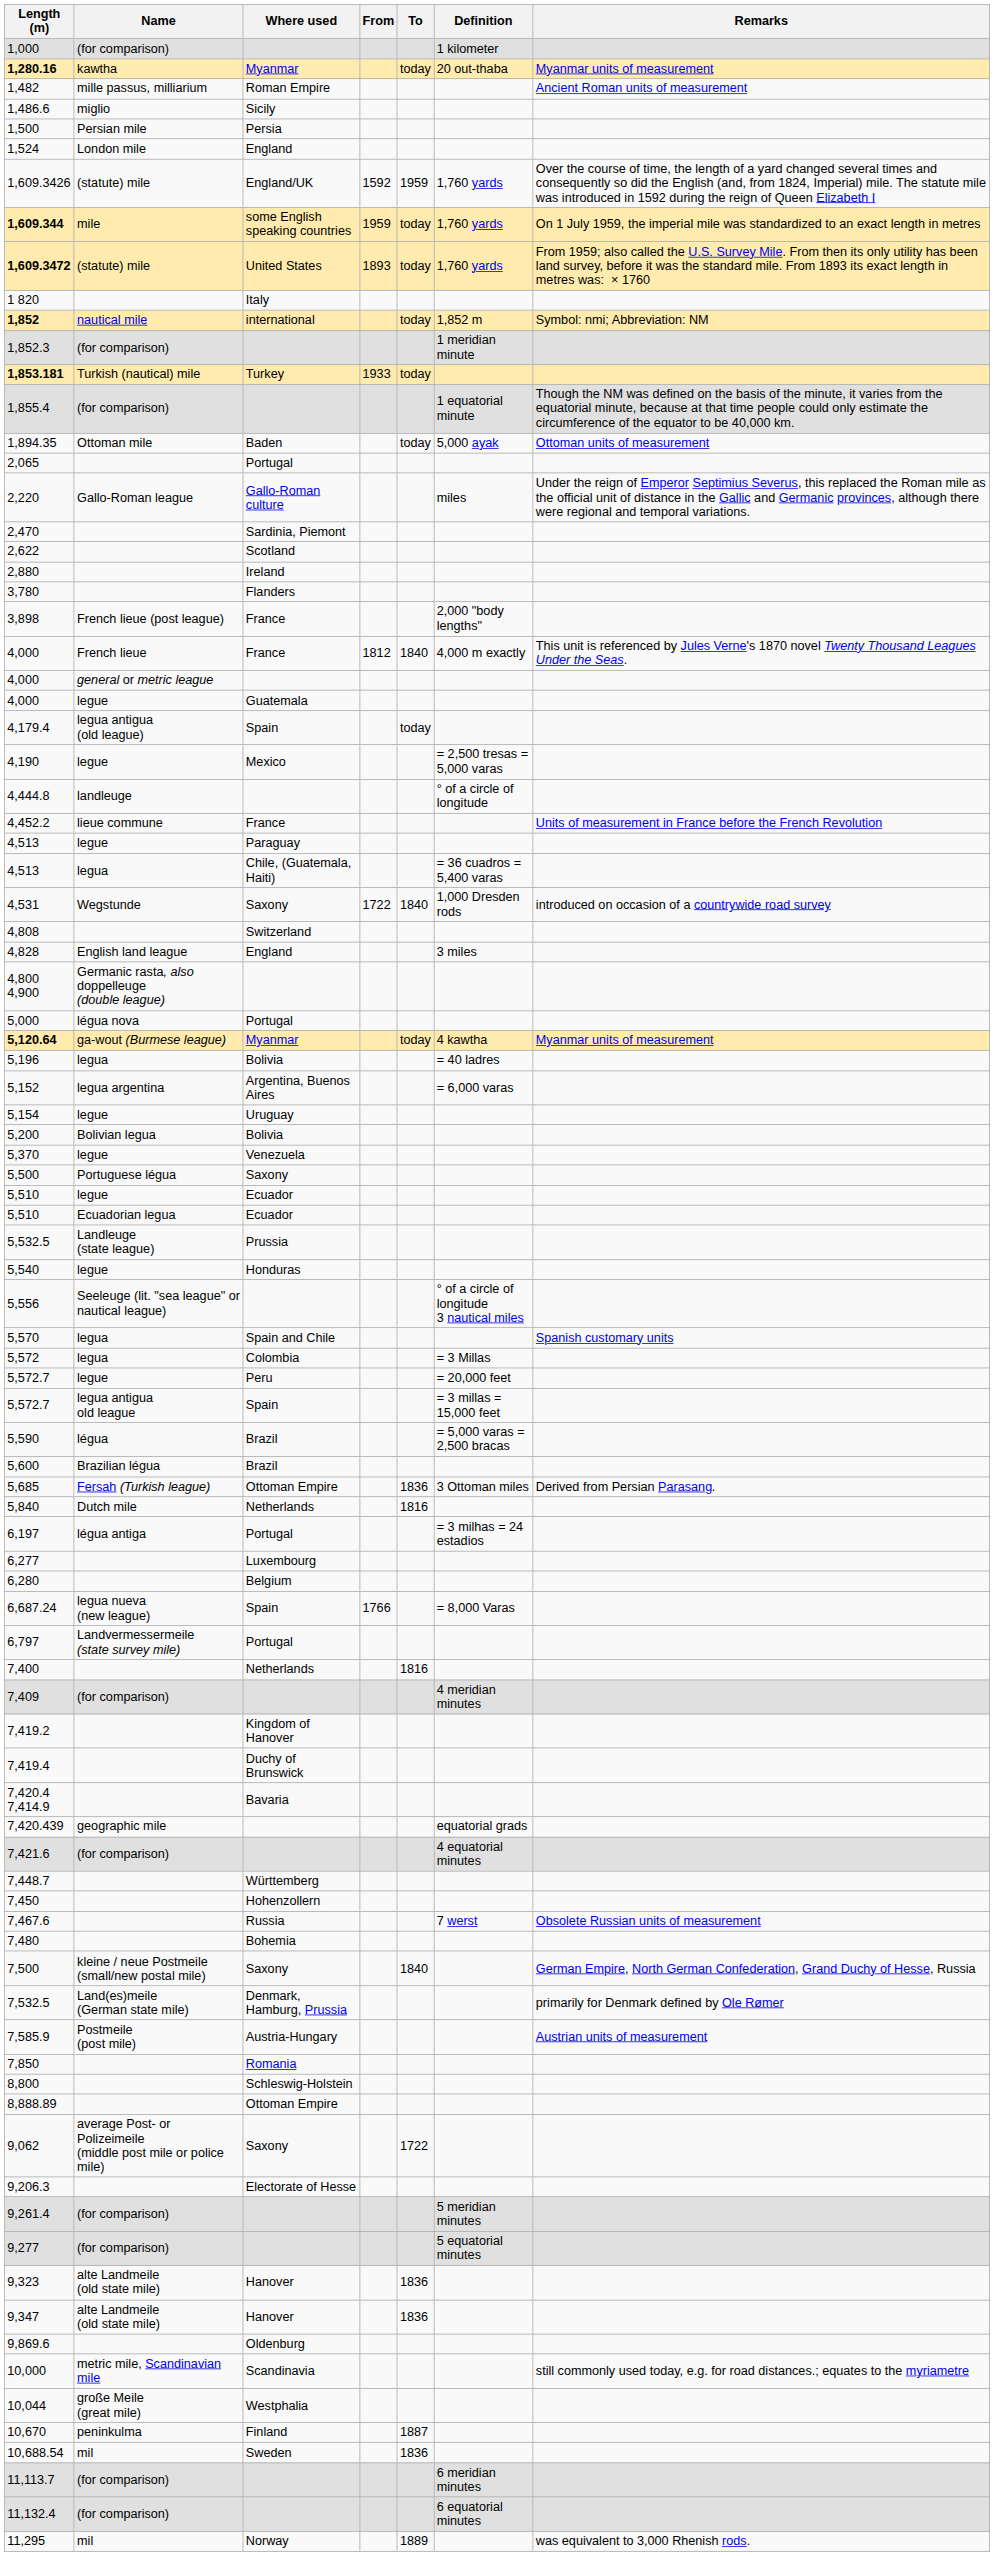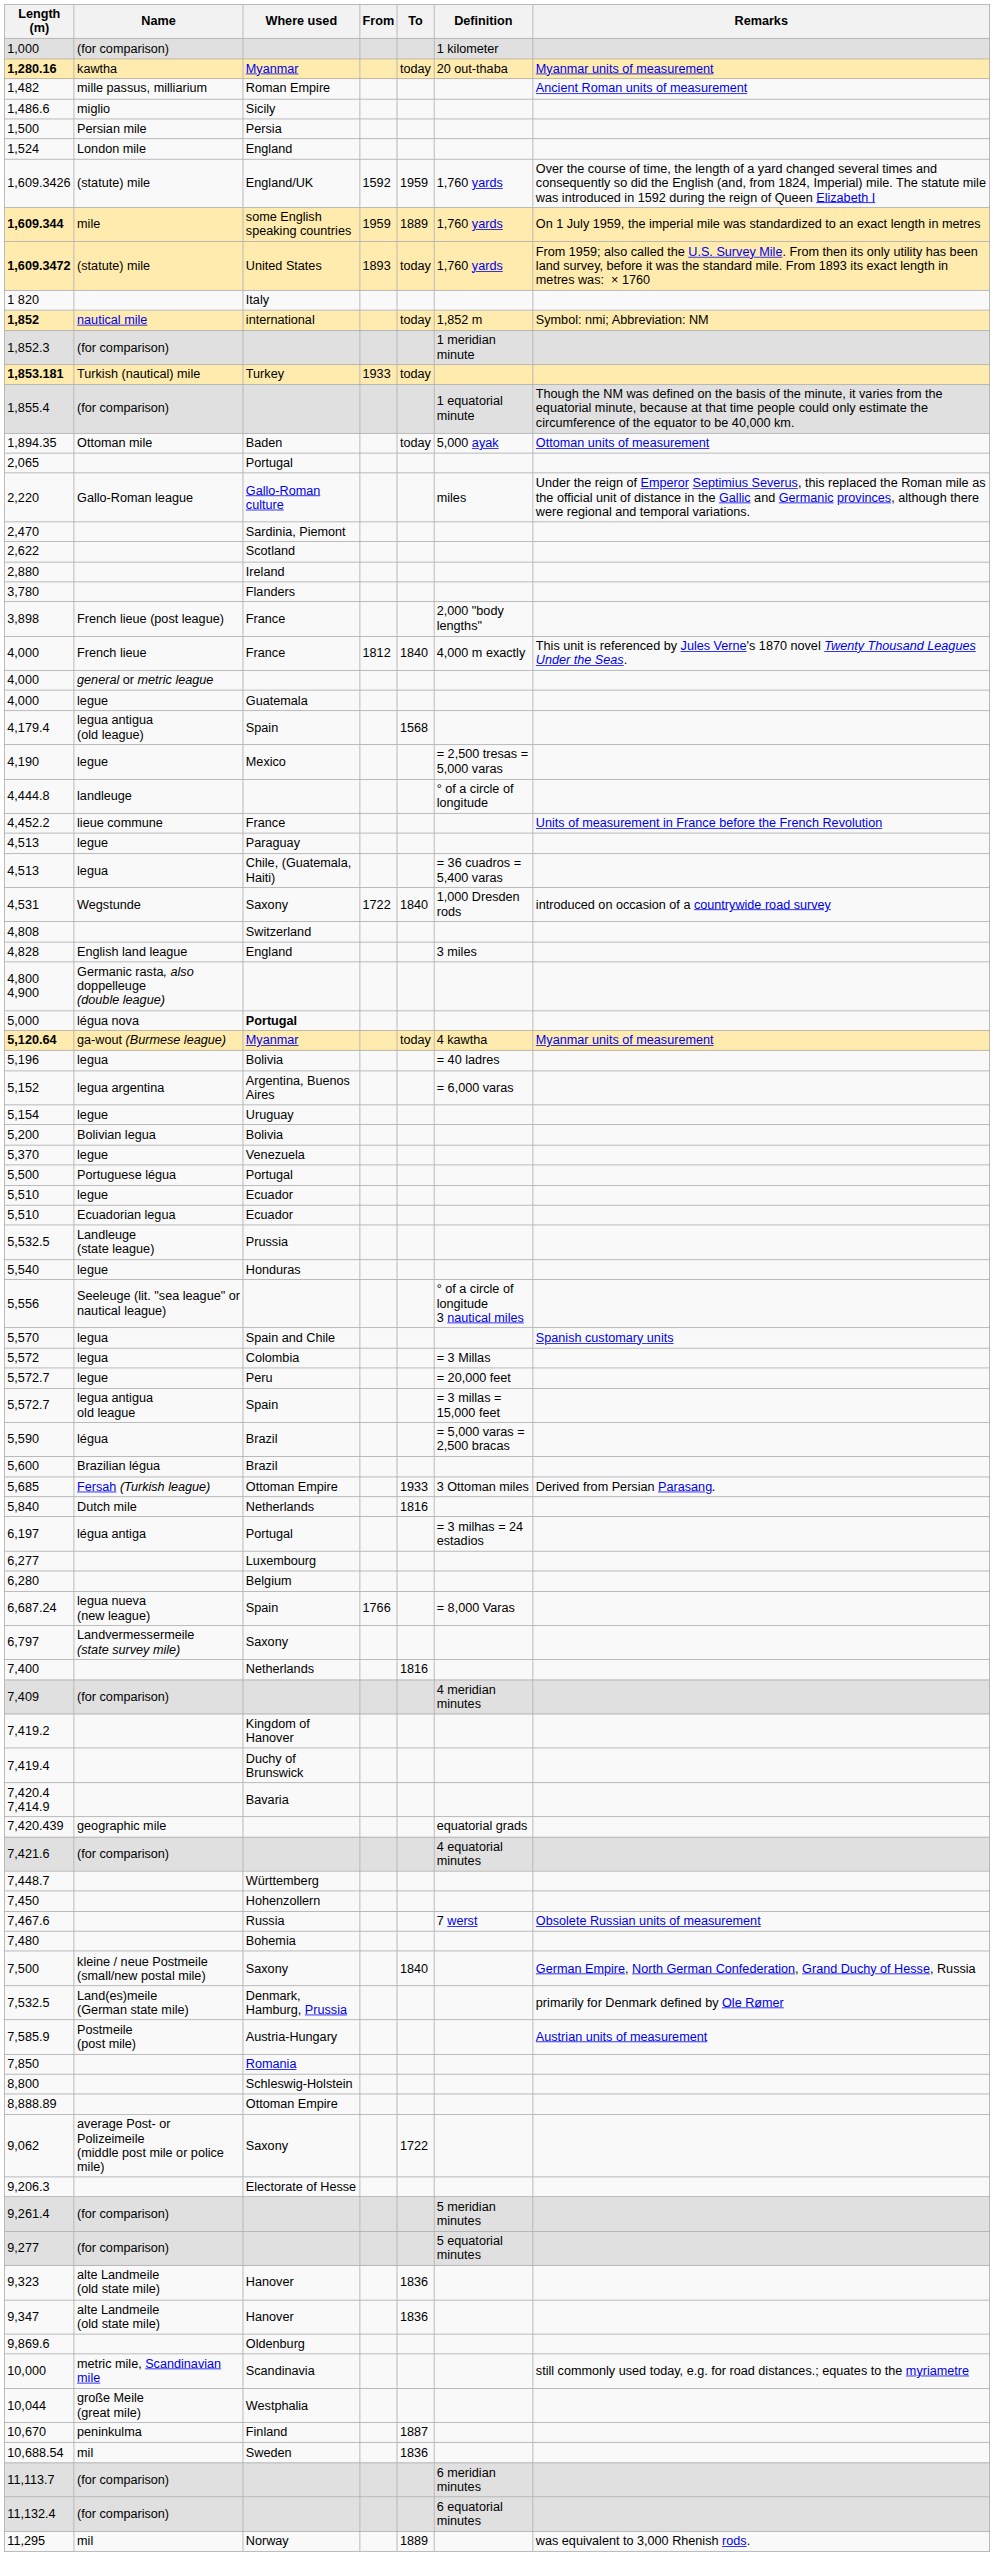(415, 224) today -> (414, 224) 1889
(415, 727) today -> (414, 727) 1568
(269, 1020) normal -> (271, 1020) bold
(267, 1175) Saxony -> (269, 1175) Portugal
(414, 1486) 1836 -> (414, 1486) 1933
(269, 1642) Portugal -> (267, 1642) Saxony
